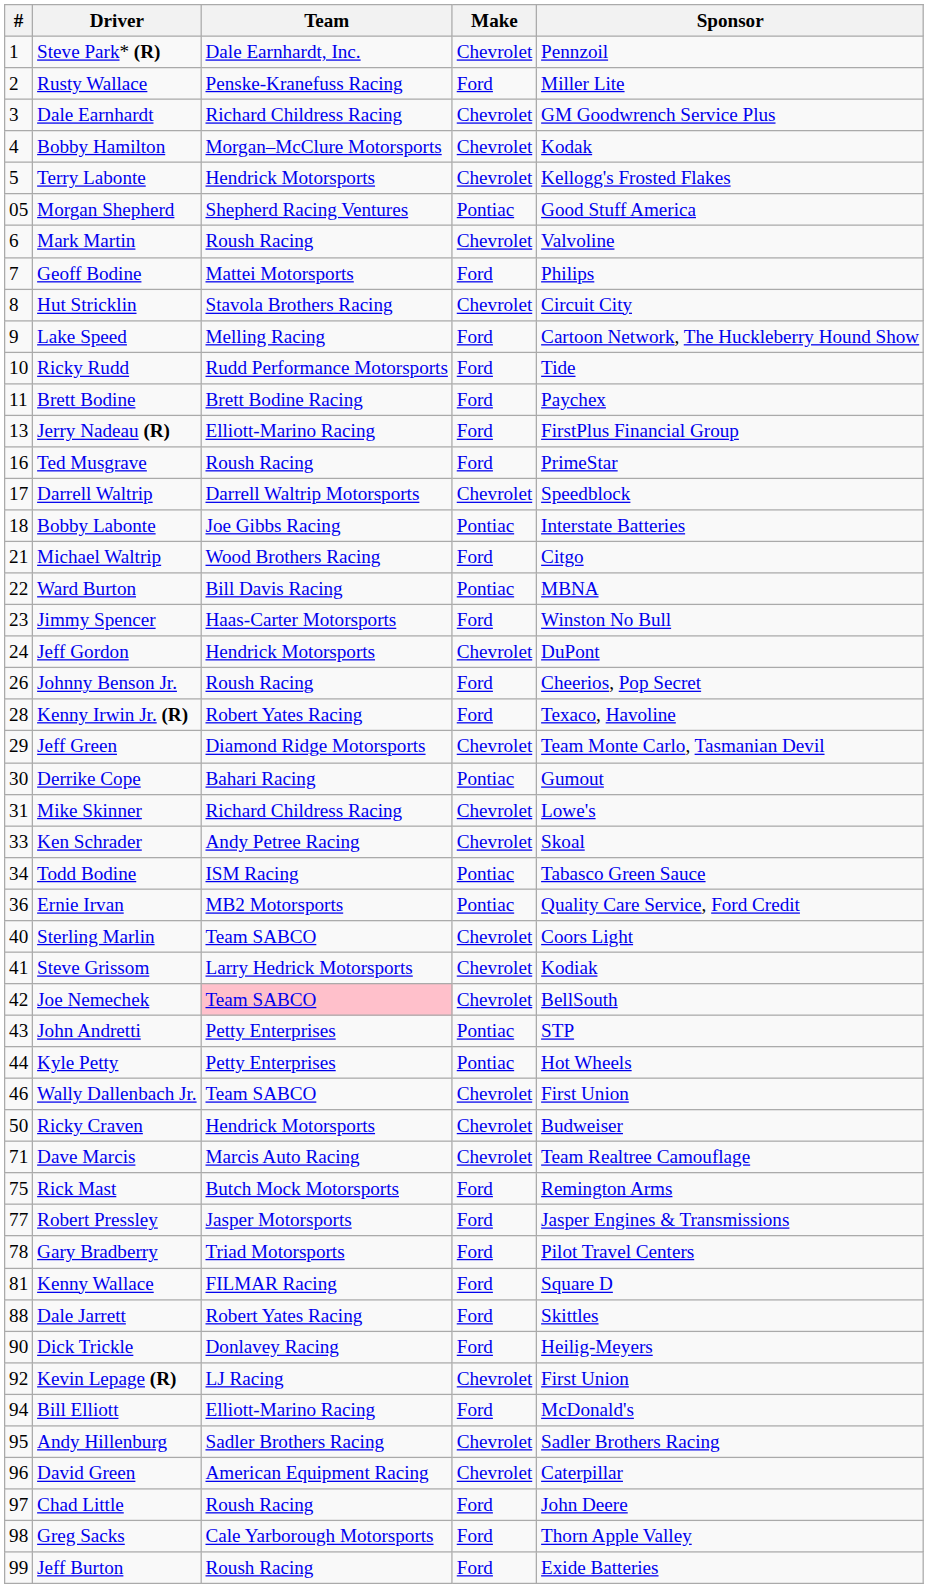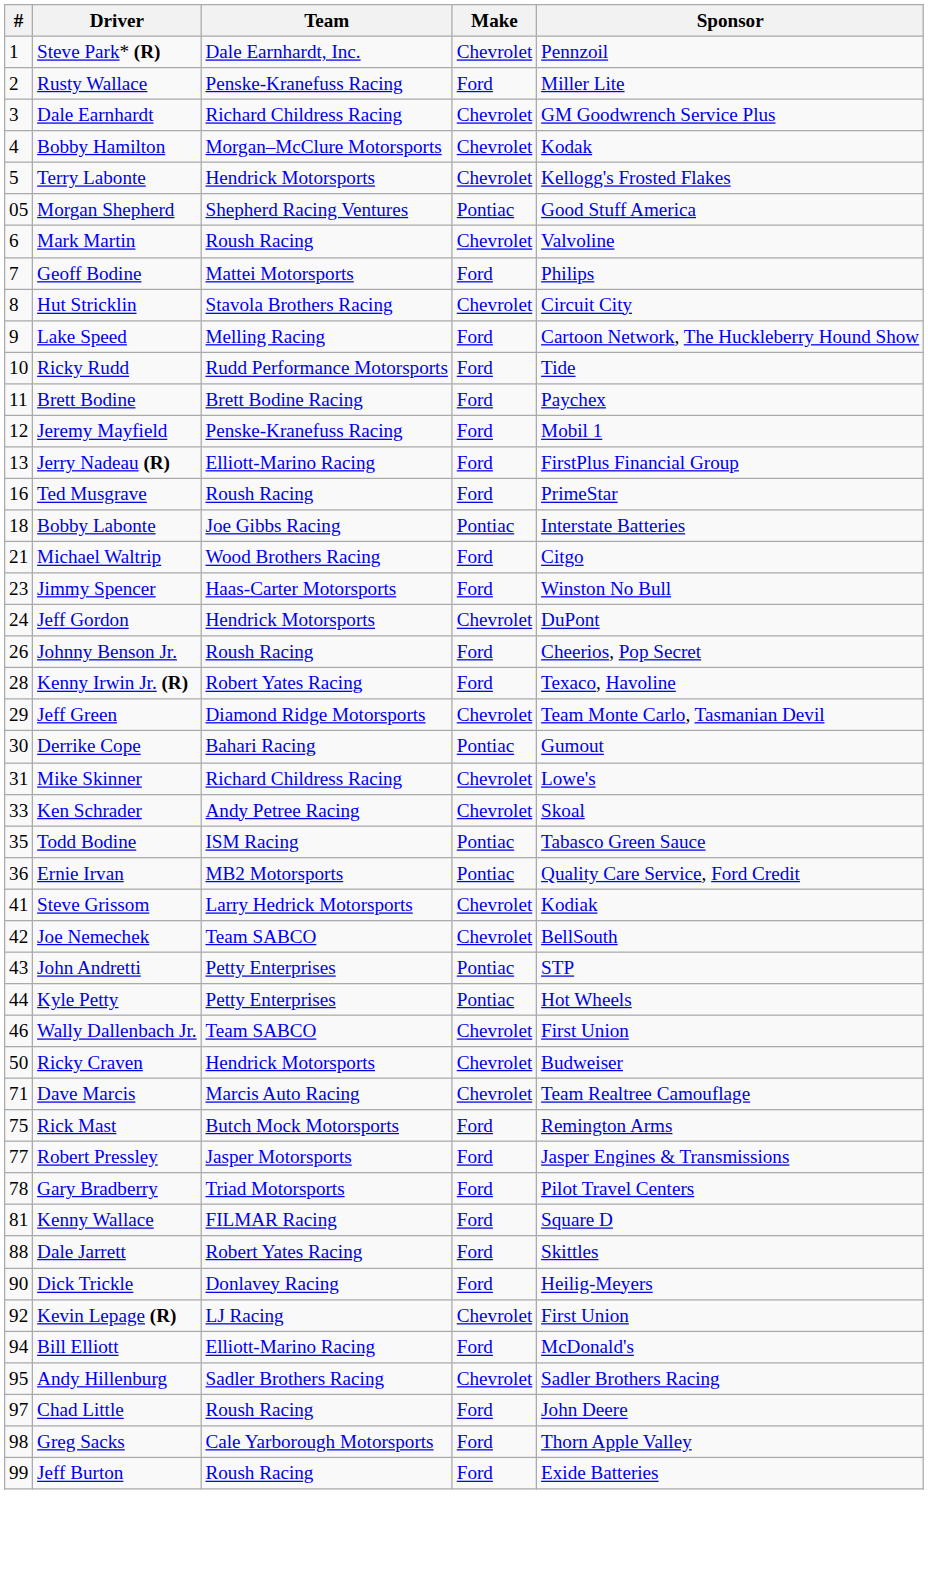+ row: (102, 431)
- row: (95, 494)
- row: (87, 588)
(19, 873) 34 -> (19, 841) 35
- row: (96, 936)
(261, 999) pink background -> (261, 936) no background
- row: (86, 1473)
